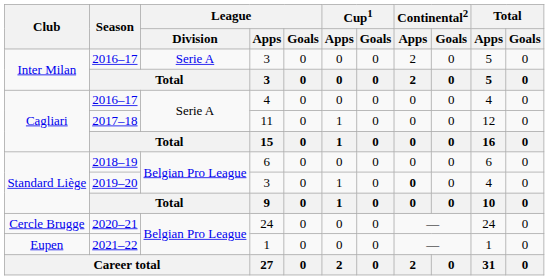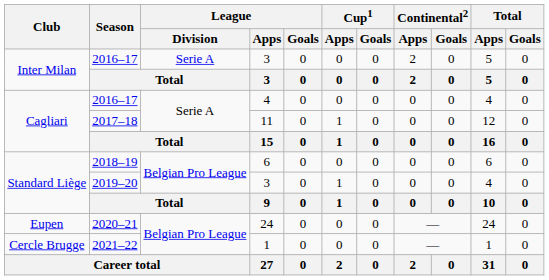(413, 182) bold -> (413, 182) normal
(47, 223) Cercle Brugge -> (47, 223) Eupen
(47, 244) Eupen -> (47, 244) Cercle Brugge
